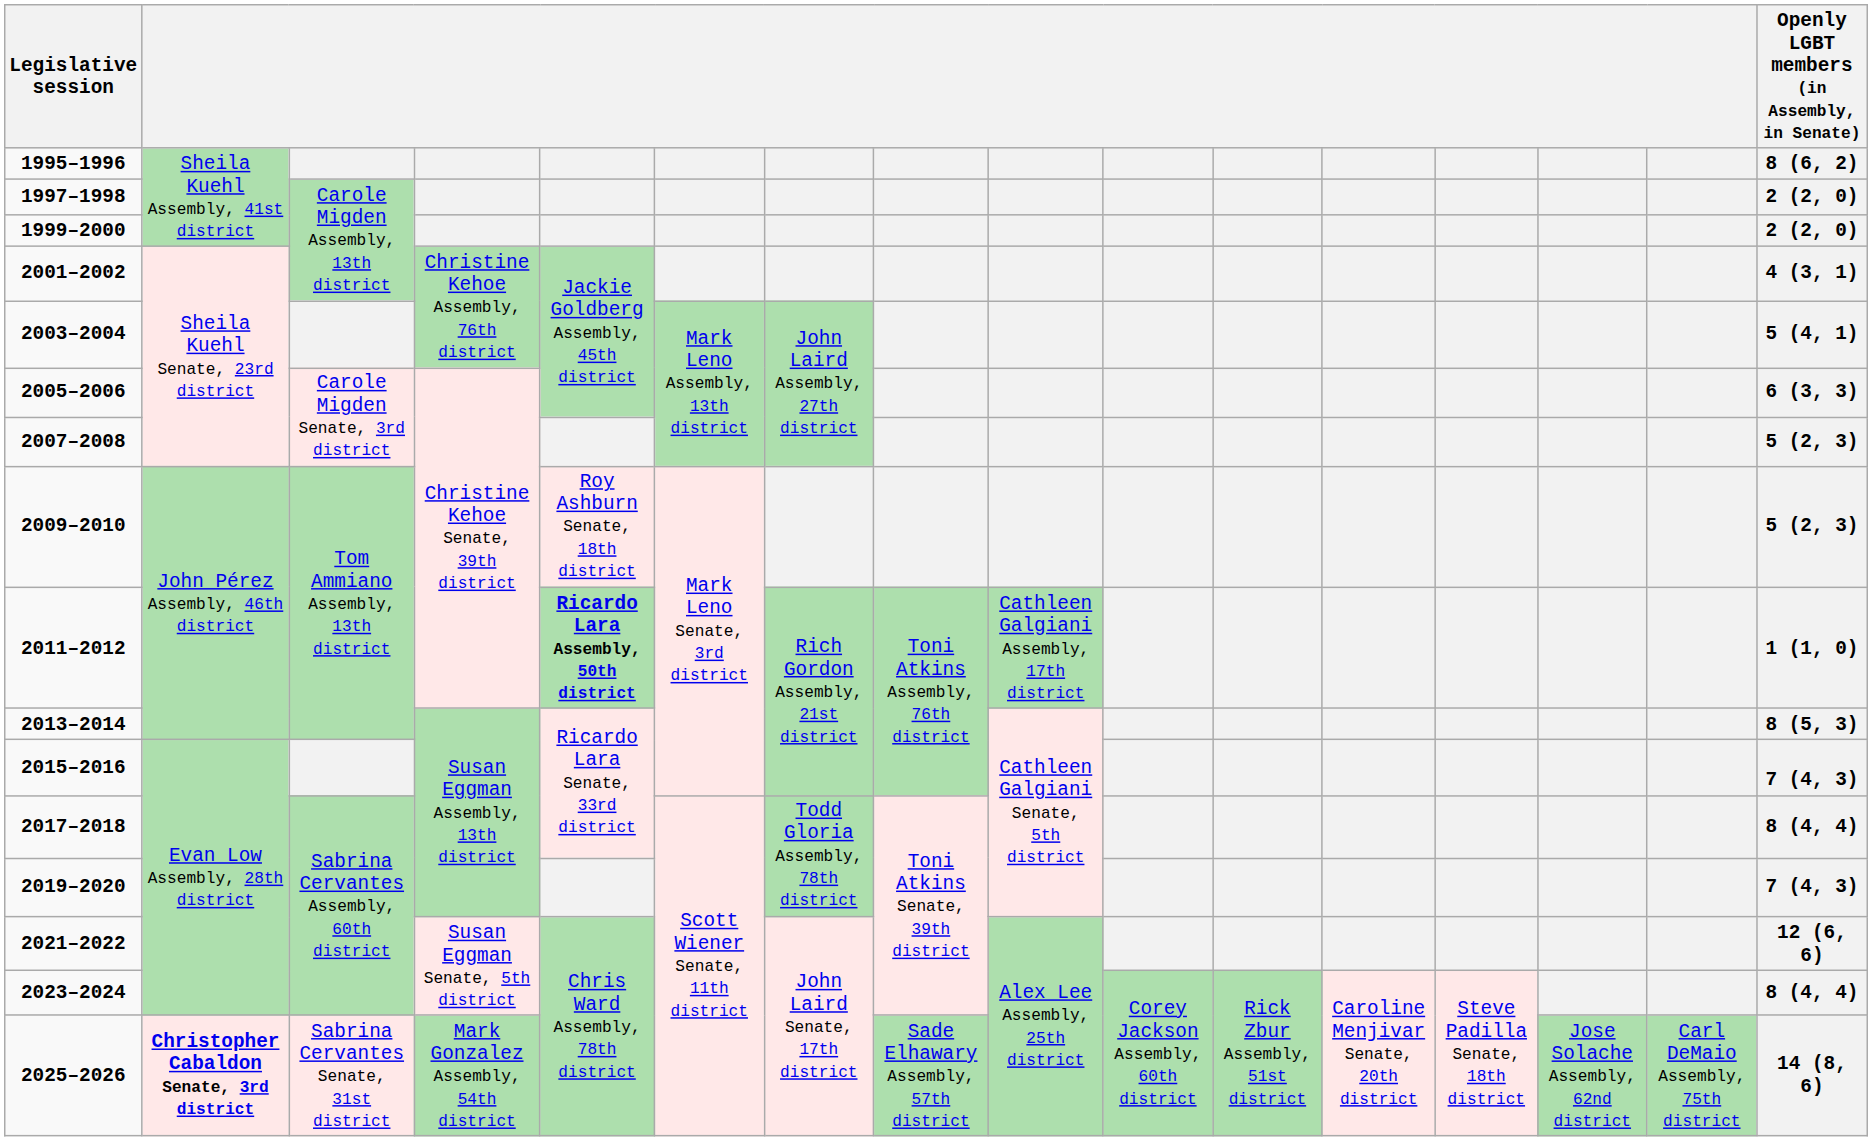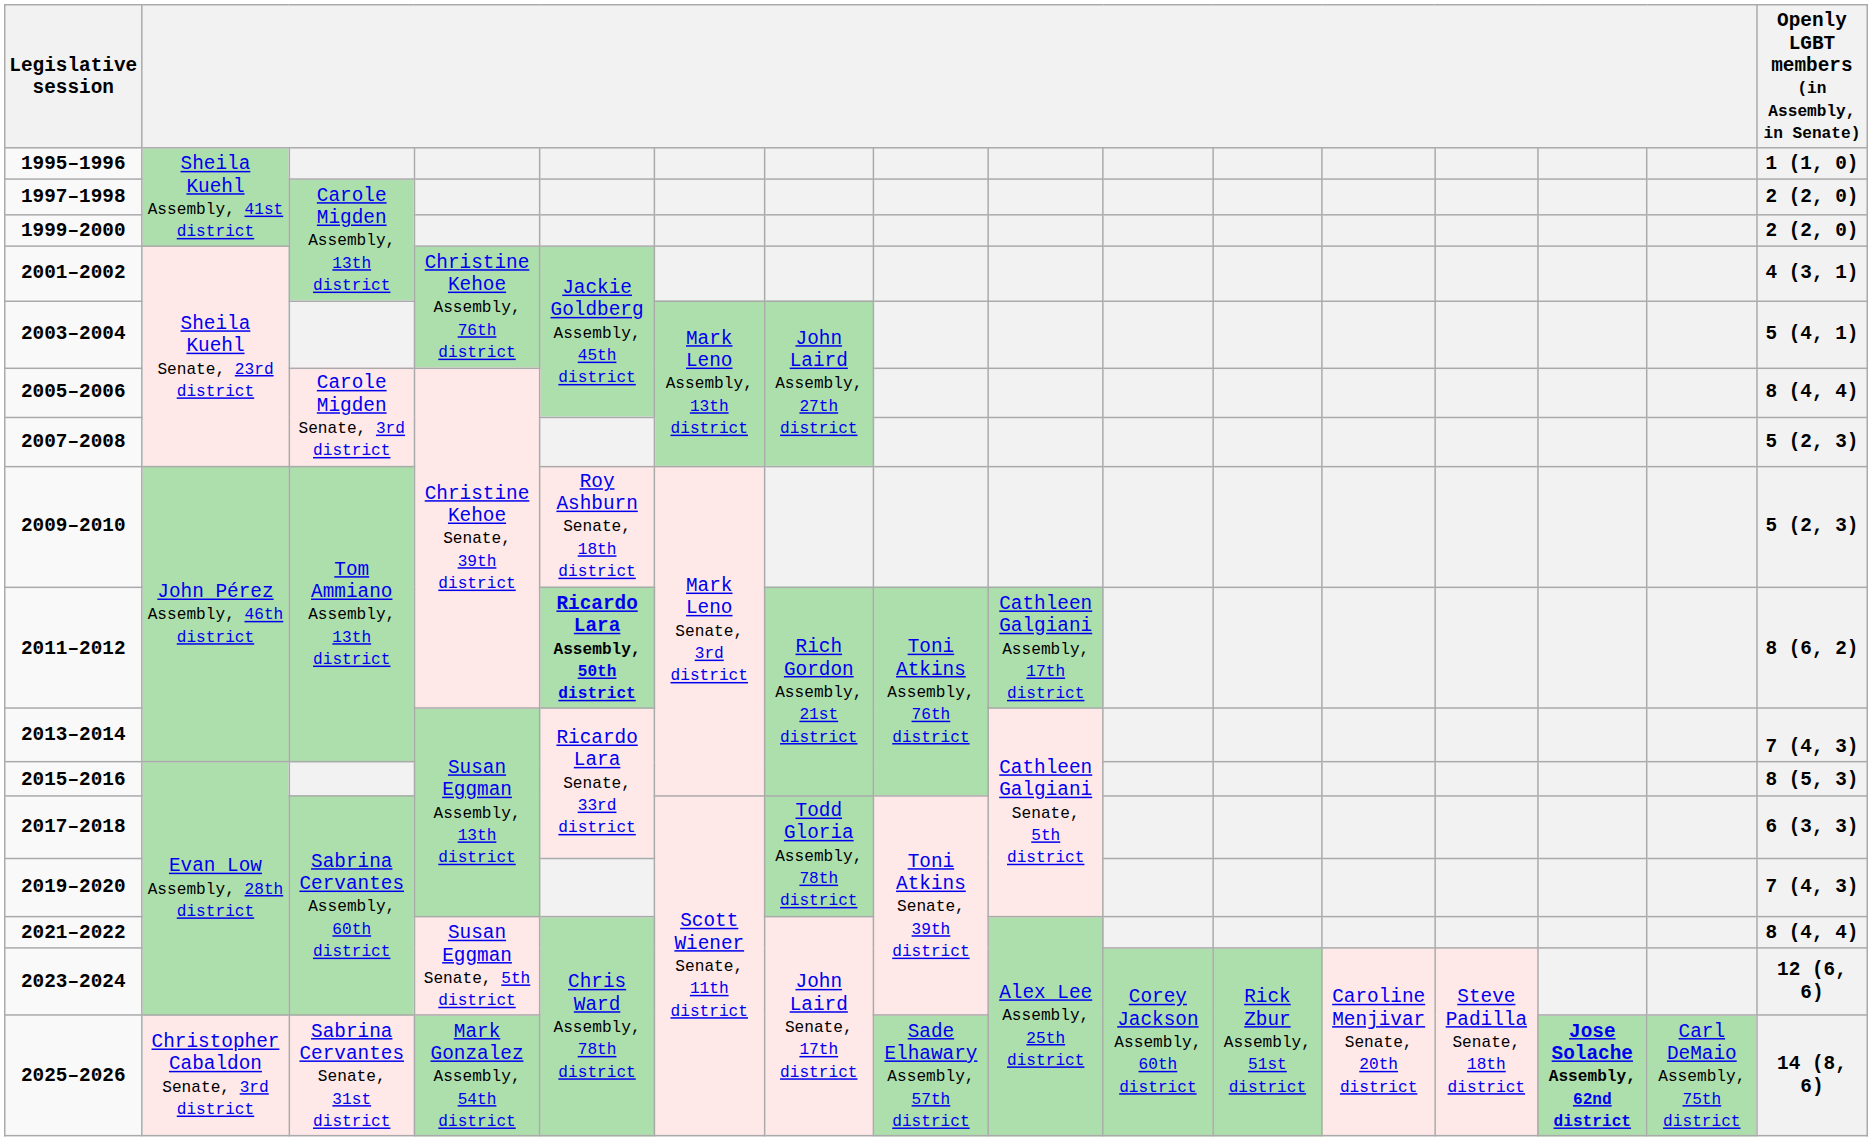(1812, 164) 8 (6, 2) -> (1812, 164) 1 (1, 0)
(1812, 392) 6 (3, 3) -> (1812, 392) 8 (4, 4)
(1812, 648) 1 (1, 0) -> (1812, 648) 8 (6, 2)
(1812, 724) 8 (5, 3) -> (1812, 746) 7 (4, 3)
(1812, 779) 7 (4, 3) -> (1812, 779) 8 (5, 3)
(1812, 827) 8 (4, 4) -> (1812, 827) 6 (3, 3)
(1812, 944) 12 (6, 6) -> (1812, 932) 8 (4, 4)
(1812, 993) 8 (4, 4) -> (1812, 982) 12 (6, 6)
(215, 1076) bold -> (215, 1075) normal
(1592, 1075) normal -> (1592, 1076) bold
